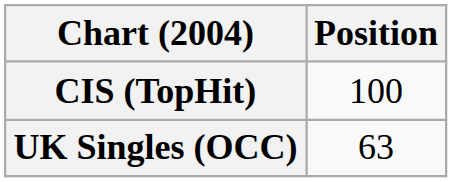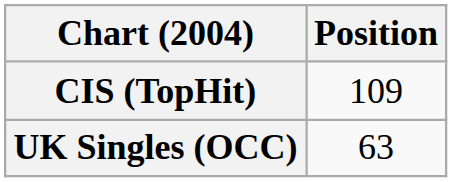(376, 90) 100 -> (376, 90) 109
